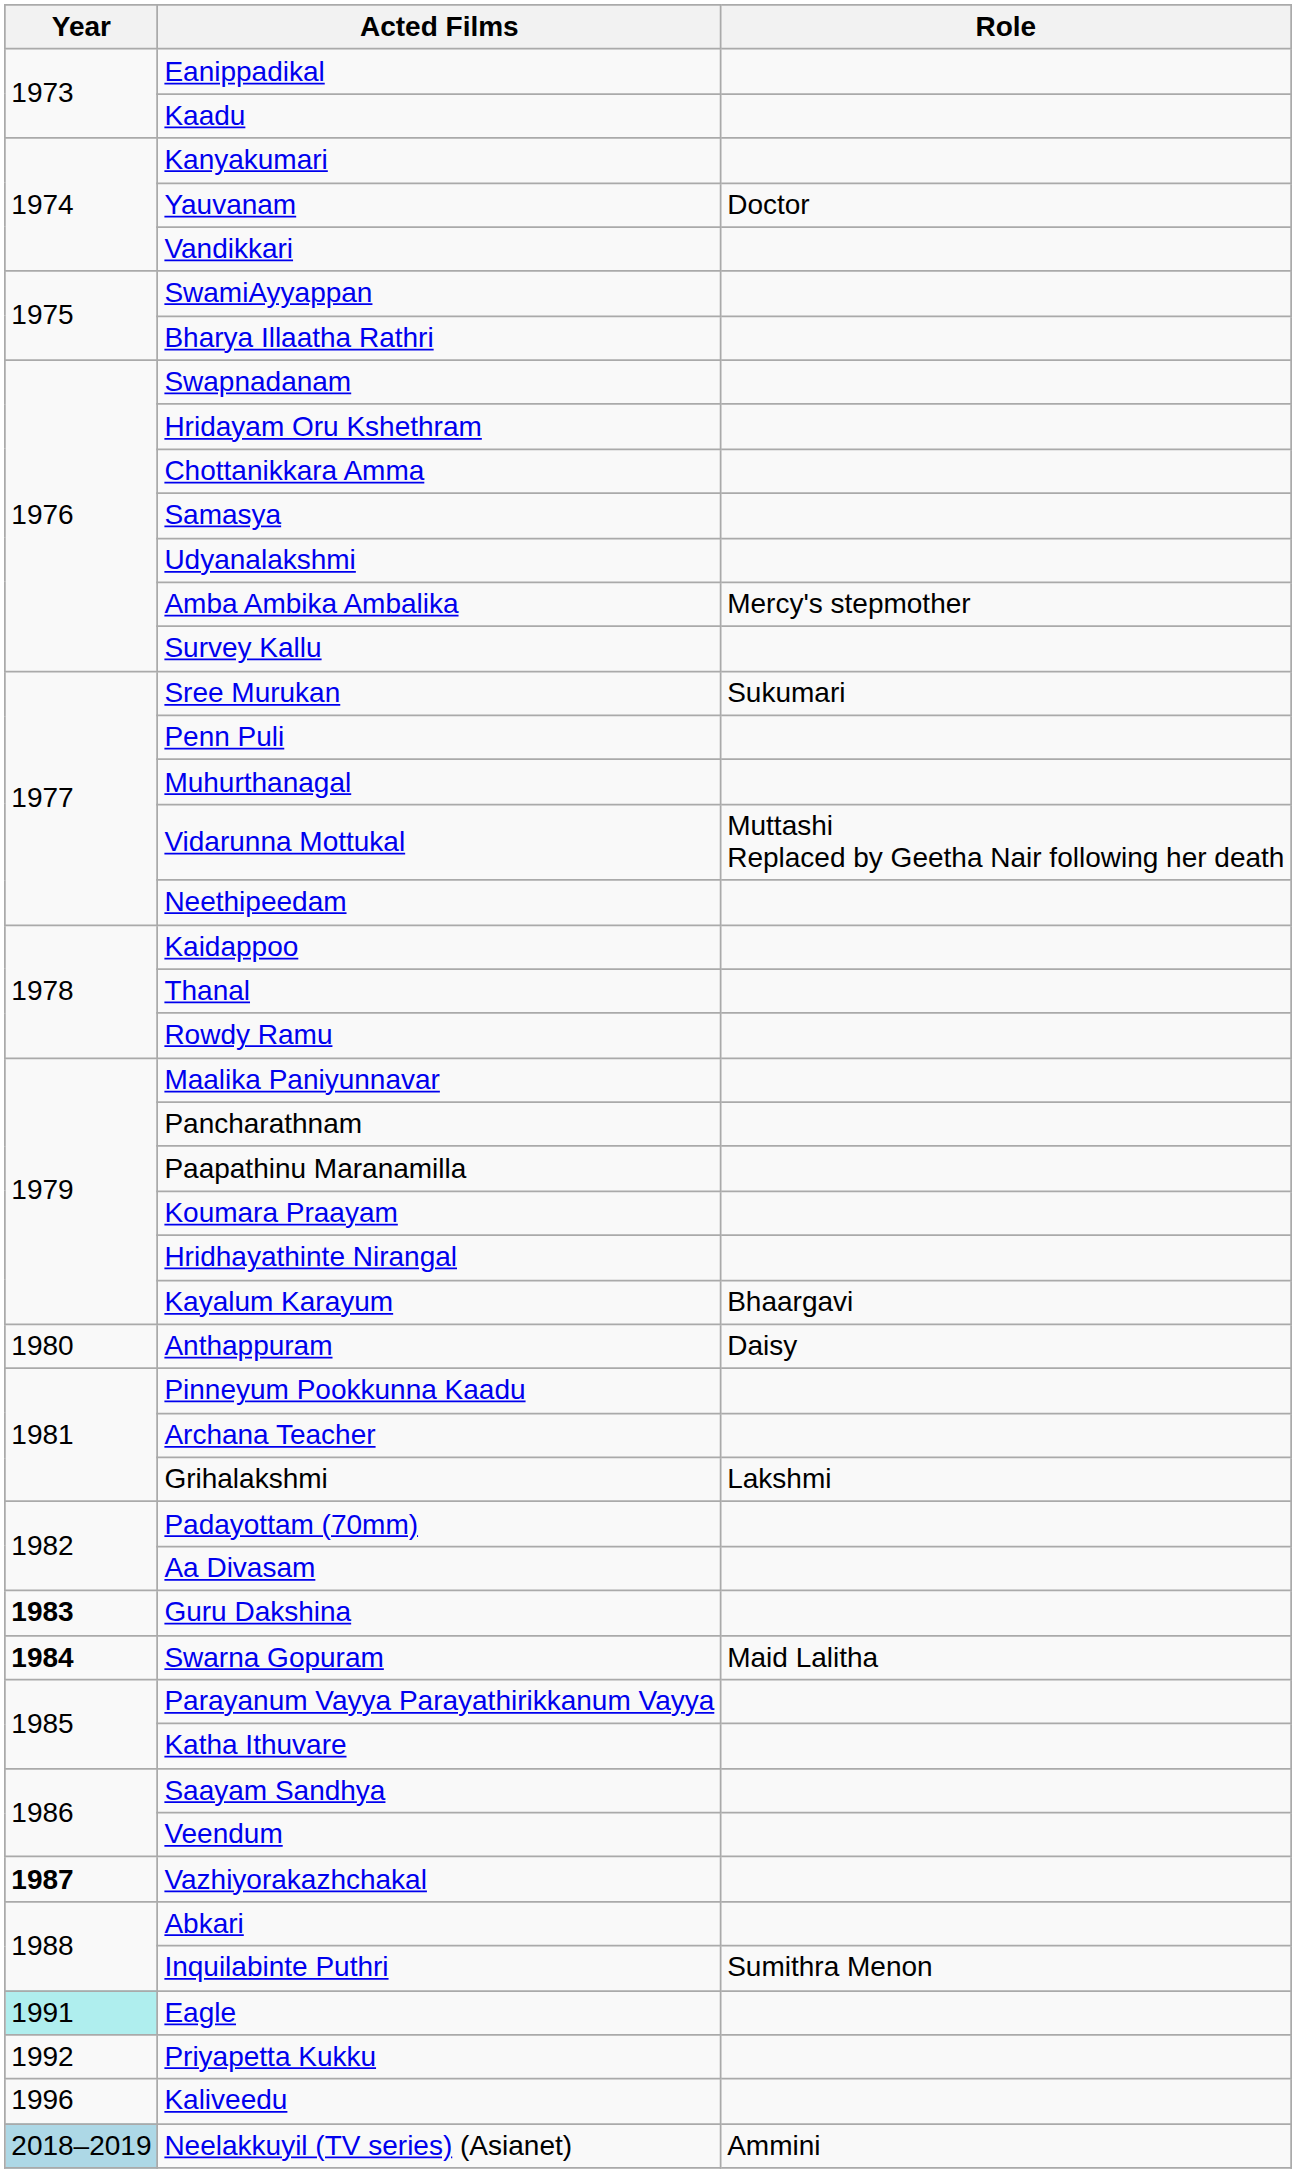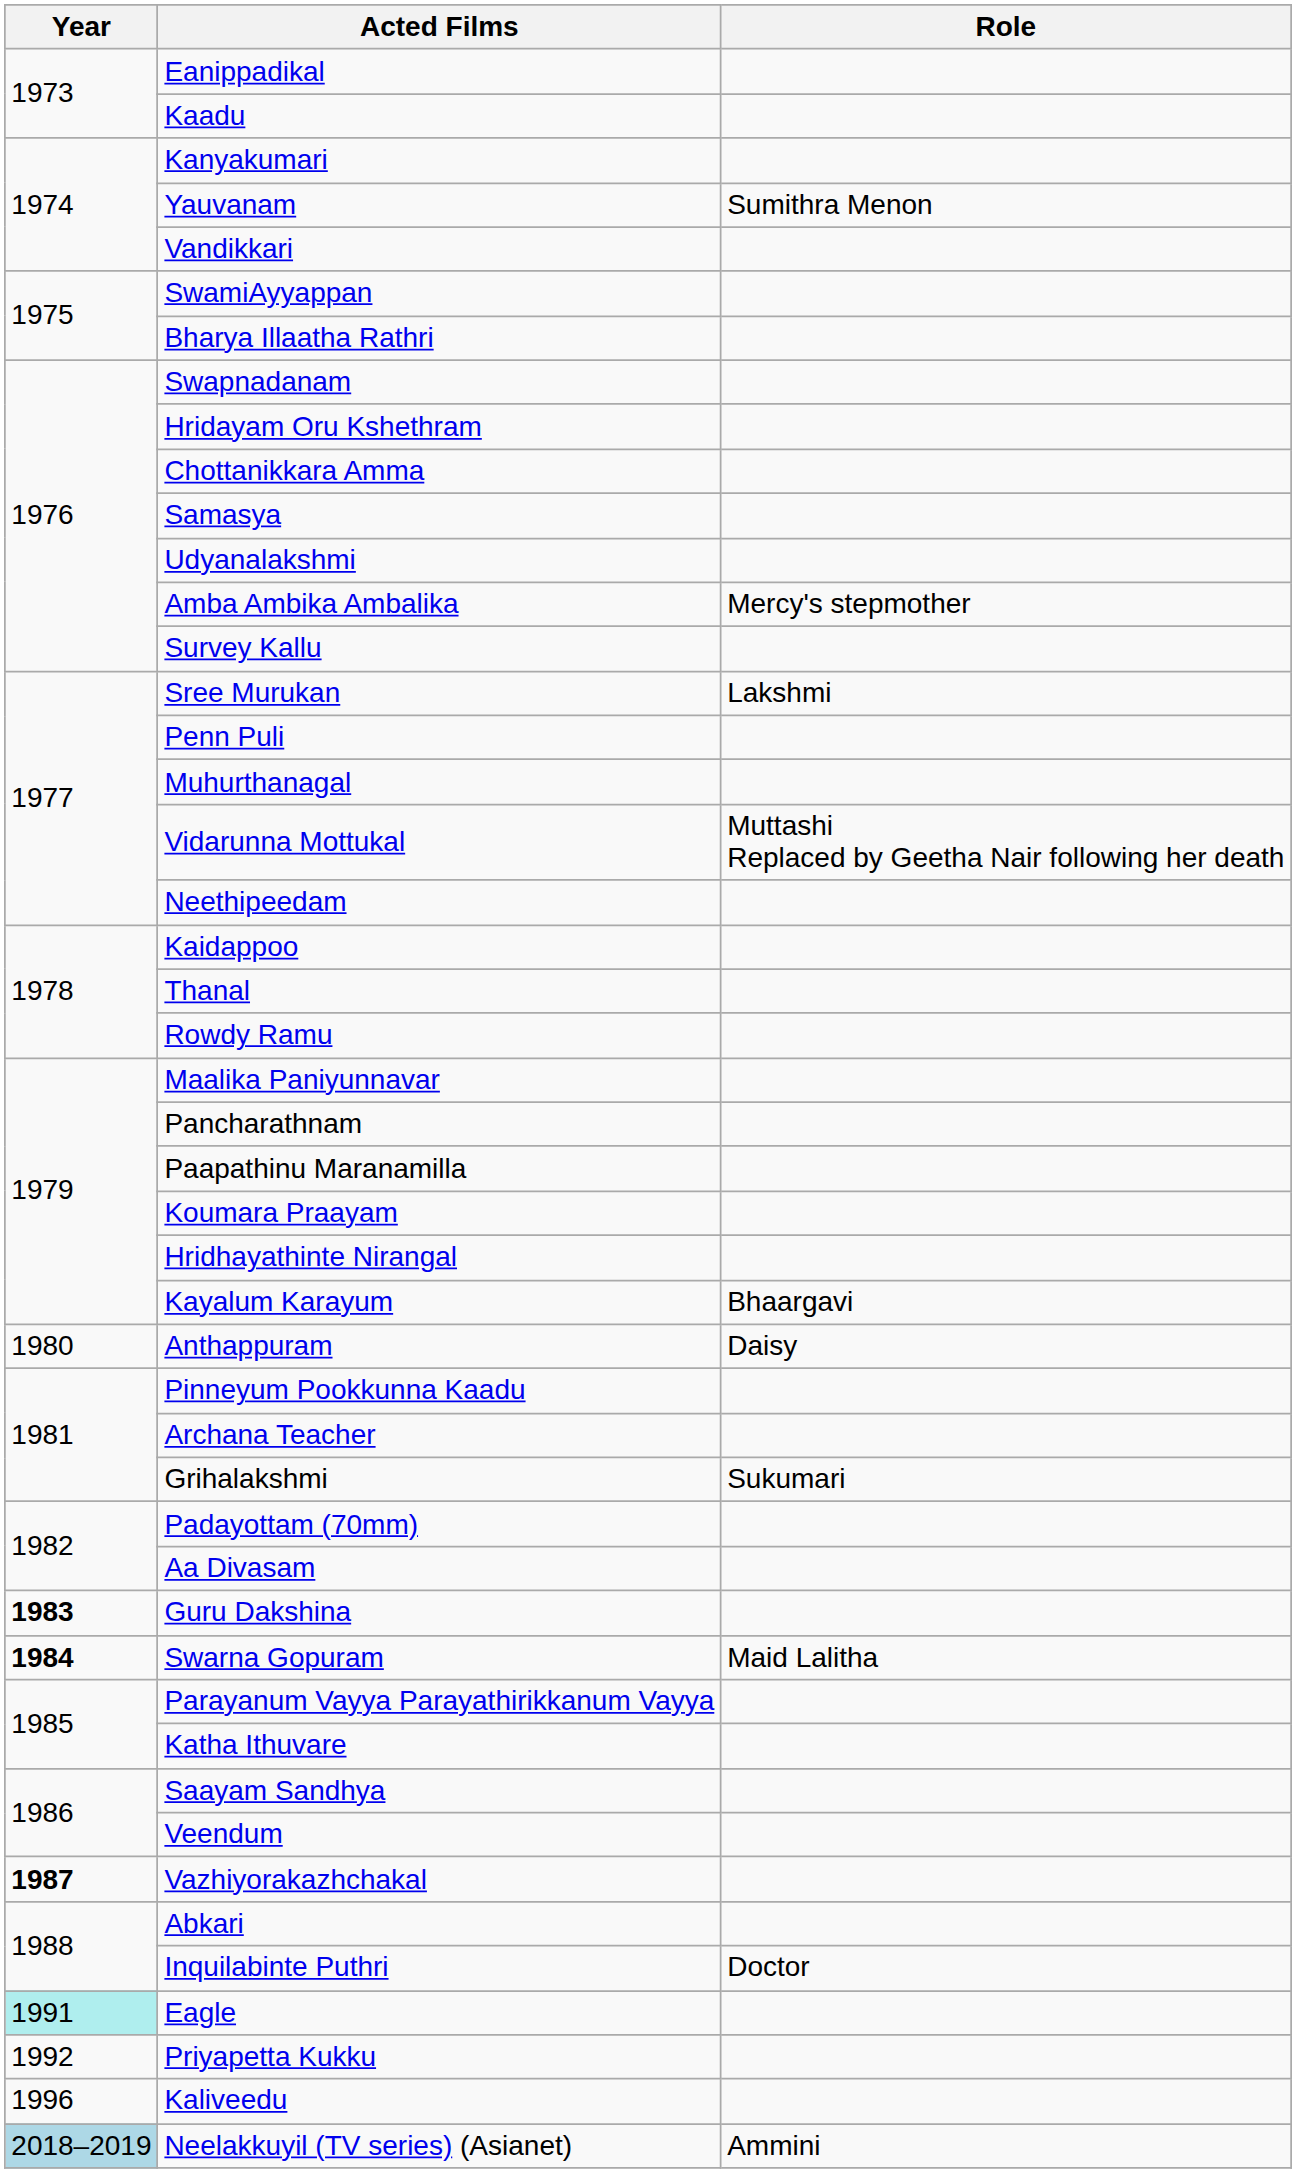(768, 204) Doctor -> (830, 204) Sumithra Menon
(786, 692) Sukumari -> (779, 692) Lakshmi
(779, 1479) Lakshmi -> (786, 1479) Sukumari
(830, 1967) Sumithra Menon -> (768, 1967) Doctor
